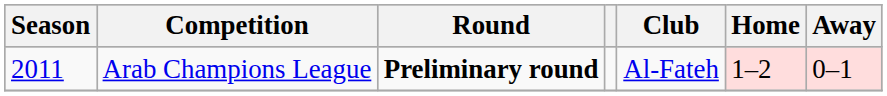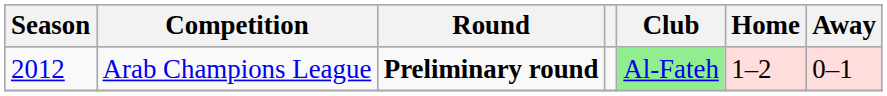(37, 68) 2011 -> (38, 68) 2012
(671, 68) no background -> (671, 68) lightgreen background
